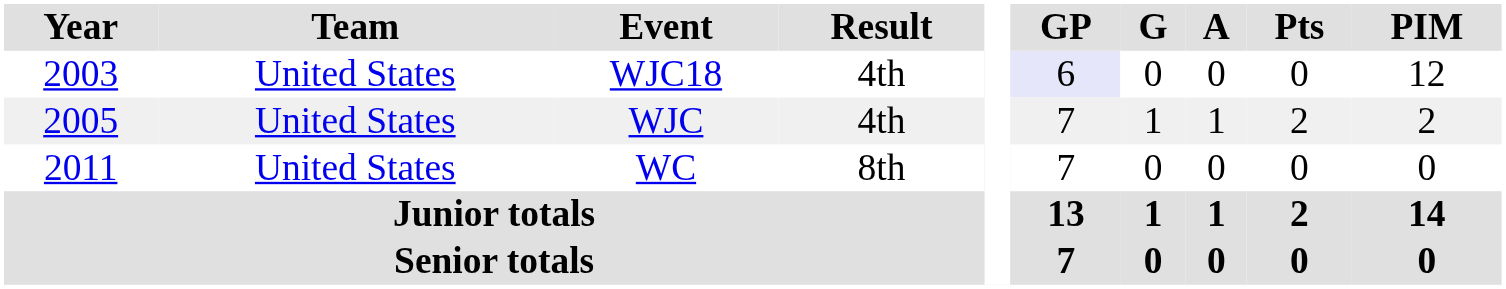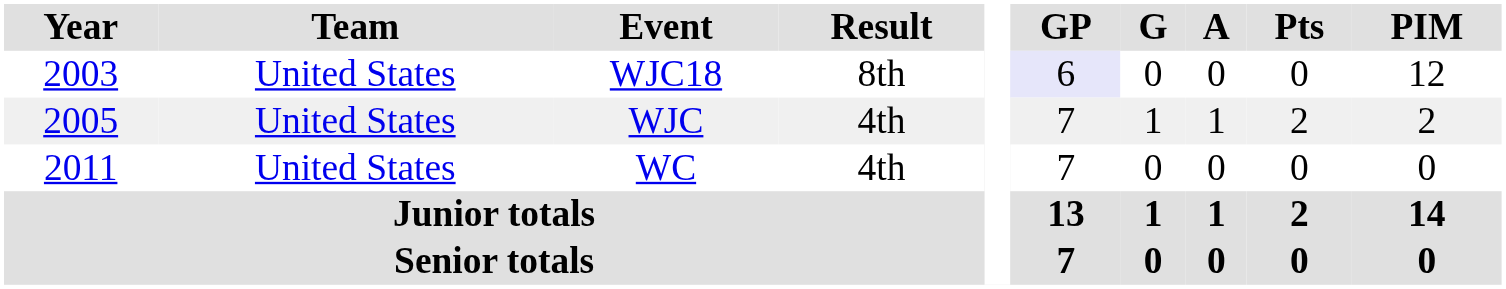(881, 73) 4th -> (881, 73) 8th
(881, 167) 8th -> (881, 167) 4th
